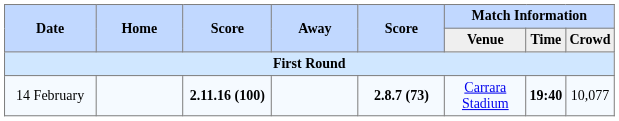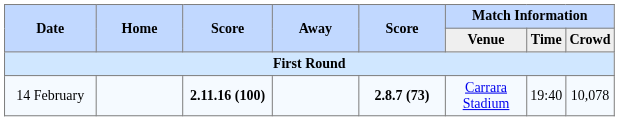(546, 95) bold -> (546, 95) normal
(590, 95) 10,077 -> (590, 95) 10,078
